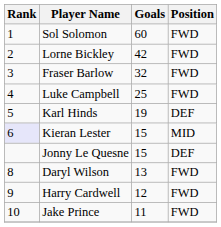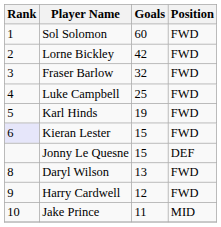(183, 113) DEF -> (185, 113) FWD
(183, 133) MID -> (185, 133) FWD
(185, 212) FWD -> (183, 212) MID
